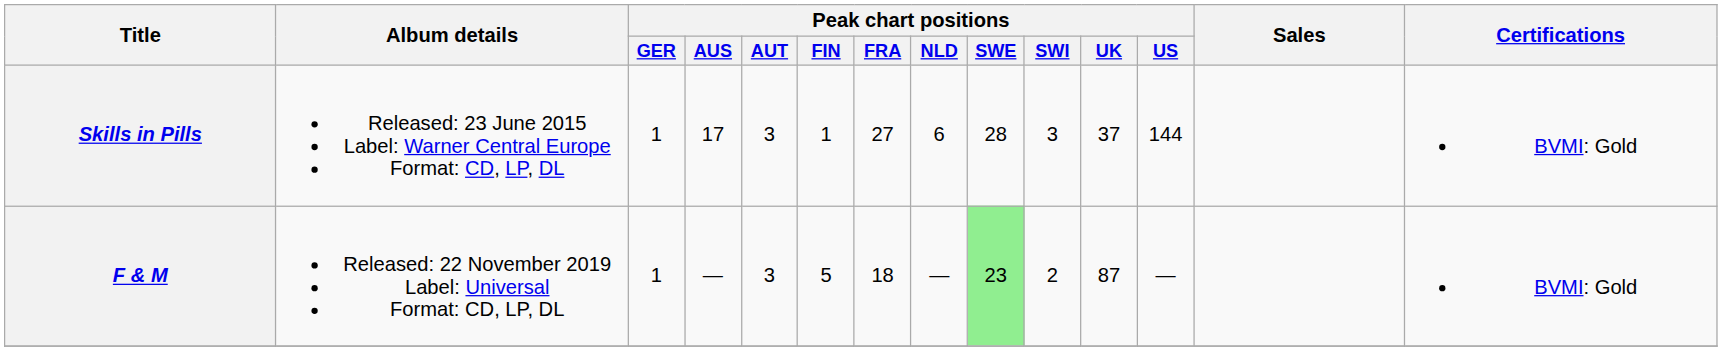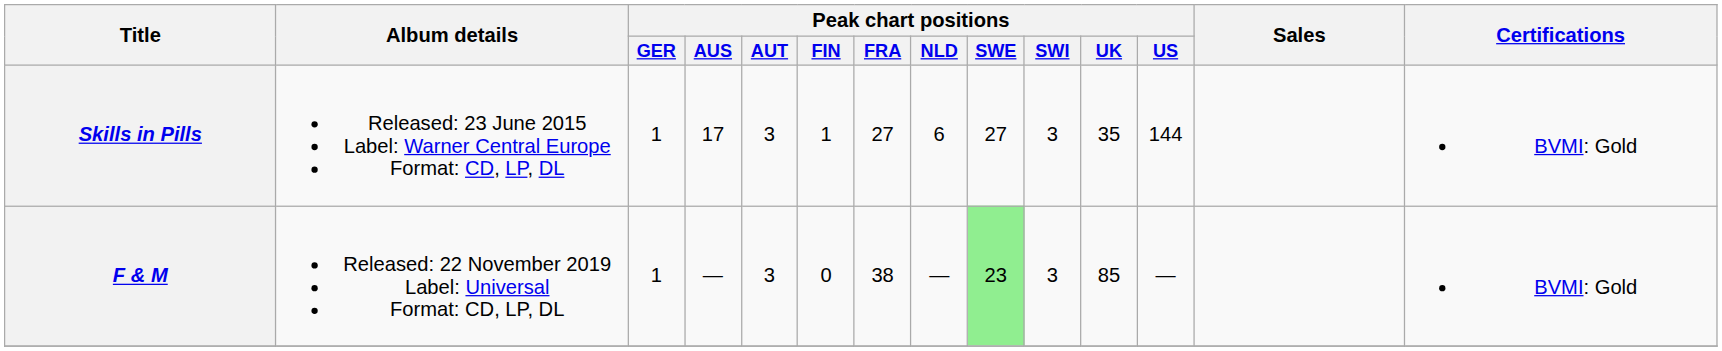(996, 135) 28 -> (996, 135) 27
(1109, 135) 37 -> (1109, 135) 35
(826, 275) 5 -> (826, 275) 0
(883, 275) 18 -> (883, 275) 38
(1052, 275) 2 -> (1052, 275) 3
(1109, 275) 87 -> (1109, 275) 85
